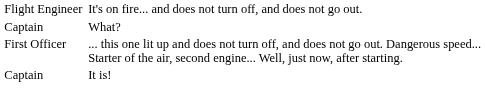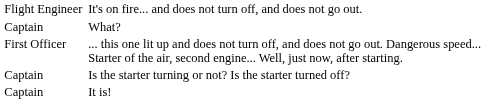+ row: (219, 75)
